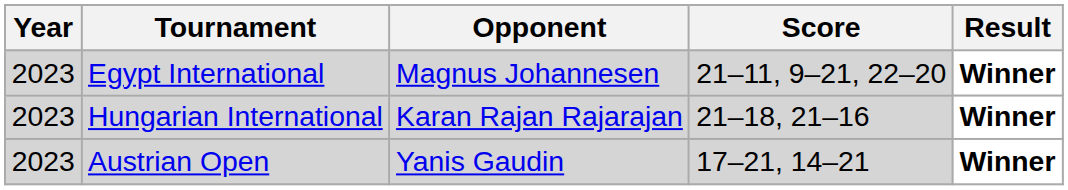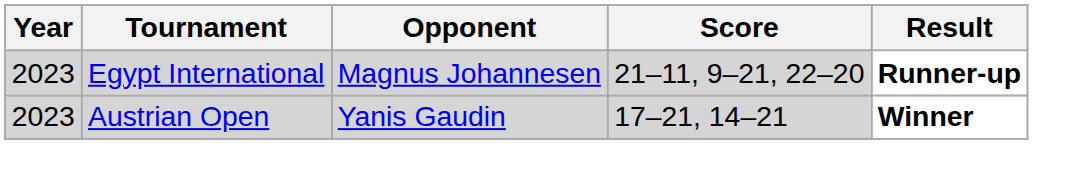(1008, 73) Winner -> (949, 73) Runner-up
- row: (235, 117)
